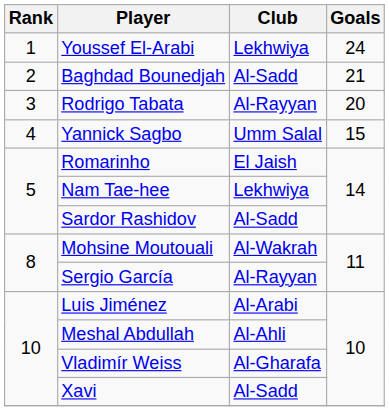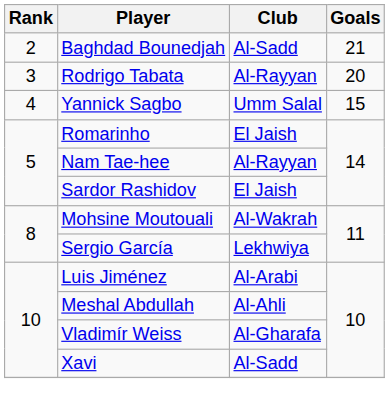- row: (128, 47)
(271, 190) Lekhwiya -> (275, 162) Al-Rayyan
(266, 219) Al-Sadd -> (265, 190) El Jaish
(275, 276) Al-Rayyan -> (271, 248) Lekhwiya
